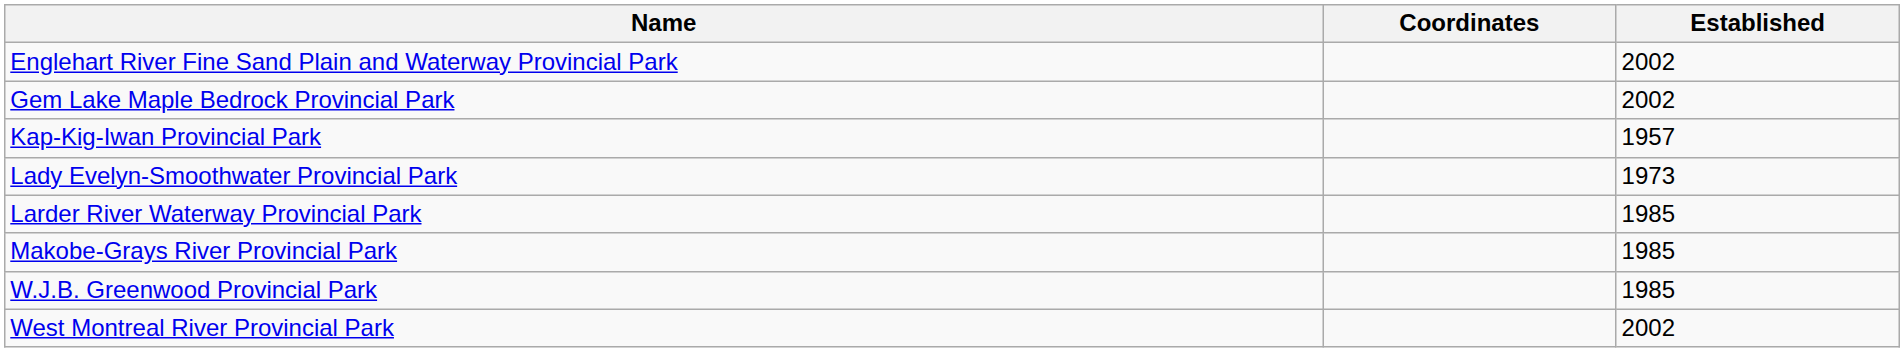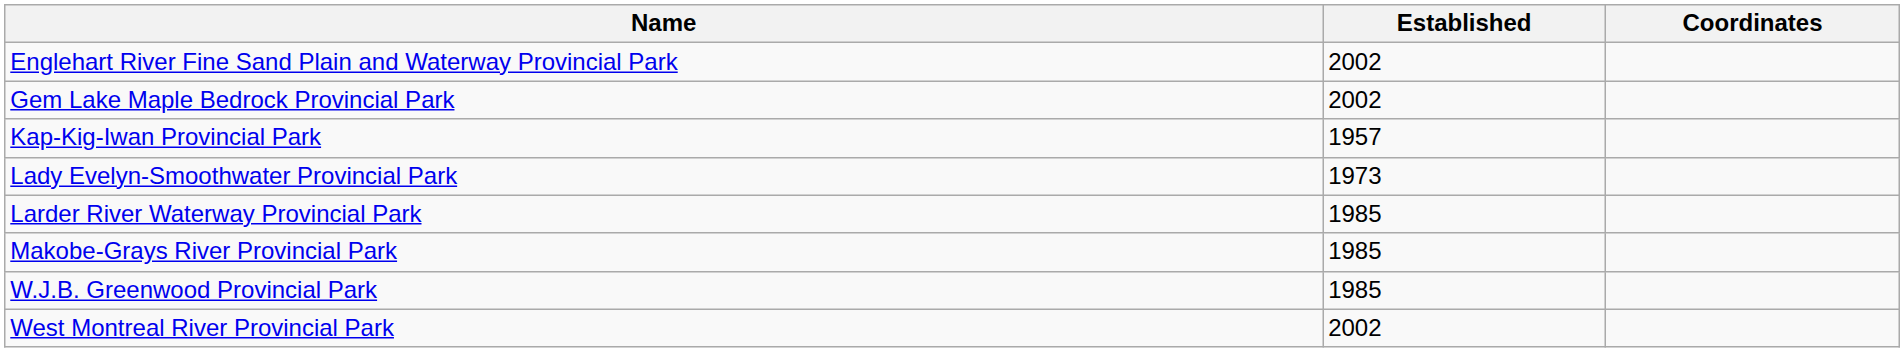columns swapped: (1758, 23) <-> (1469, 23)
